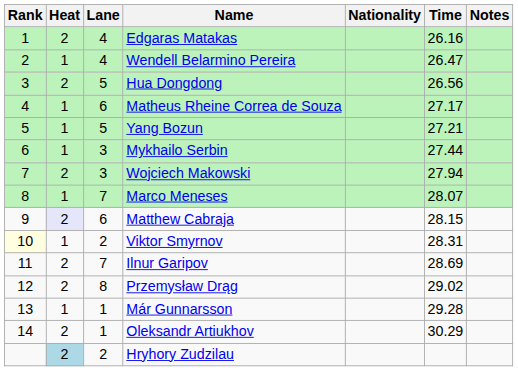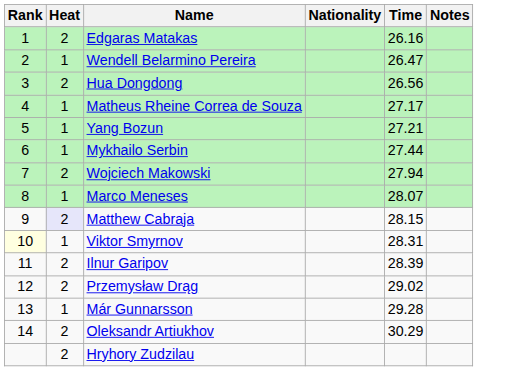- column: (103, 15)
(445, 264) 28.69 -> (406, 264) 28.39
(65, 354) lightblue background -> (65, 354) no background
